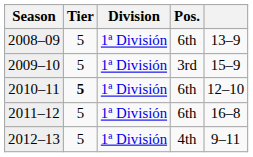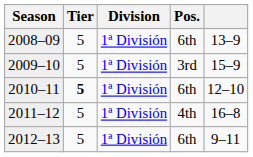(187, 114) 6th -> (187, 114) 4th
(187, 138) 4th -> (187, 138) 6th
